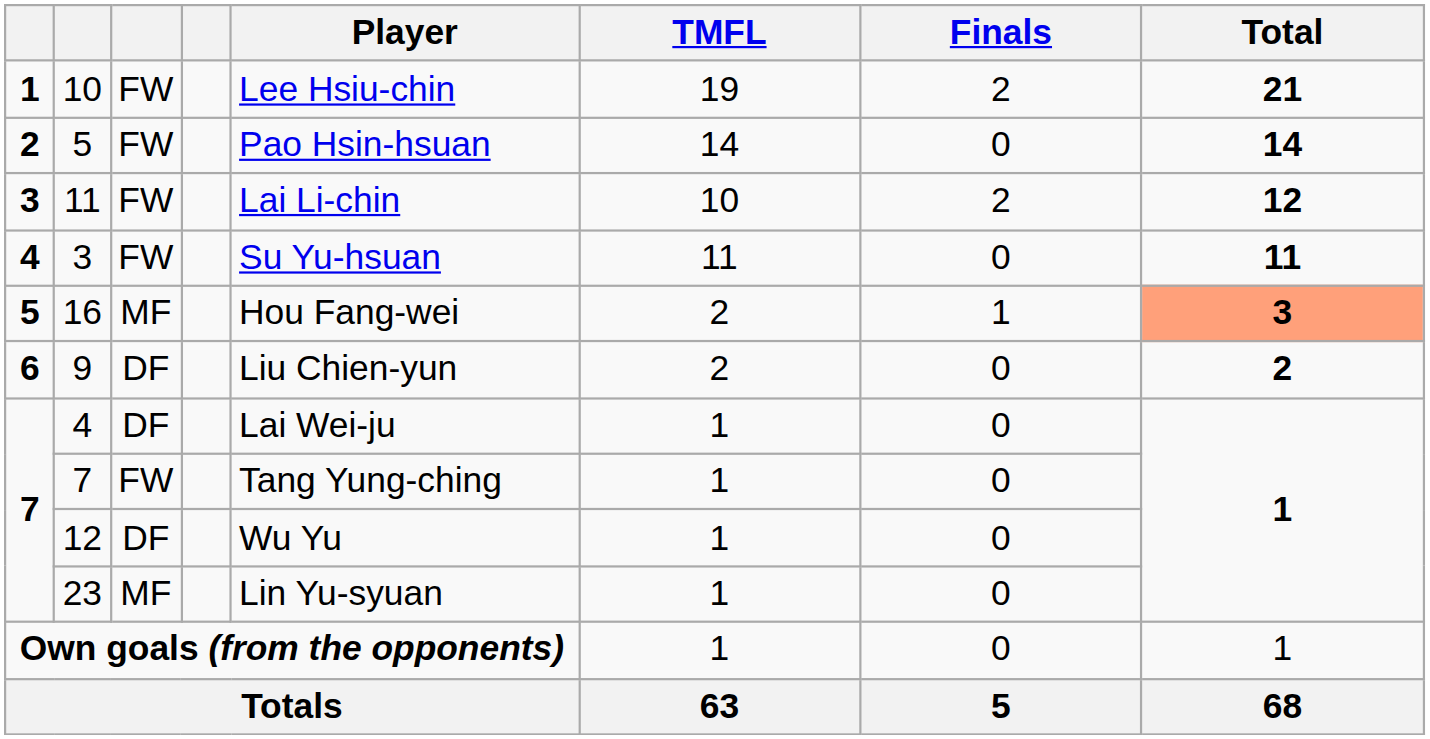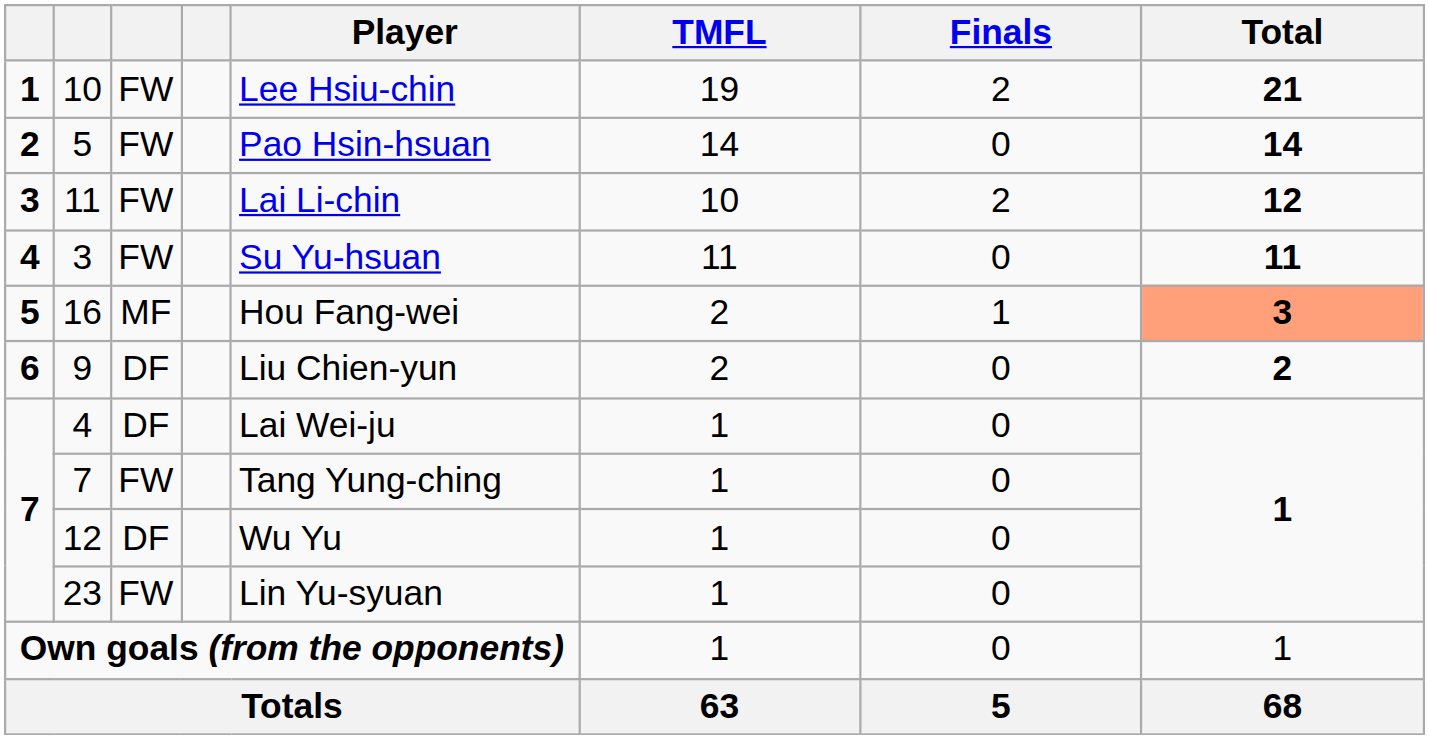(146, 593) MF -> (146, 593) FW
